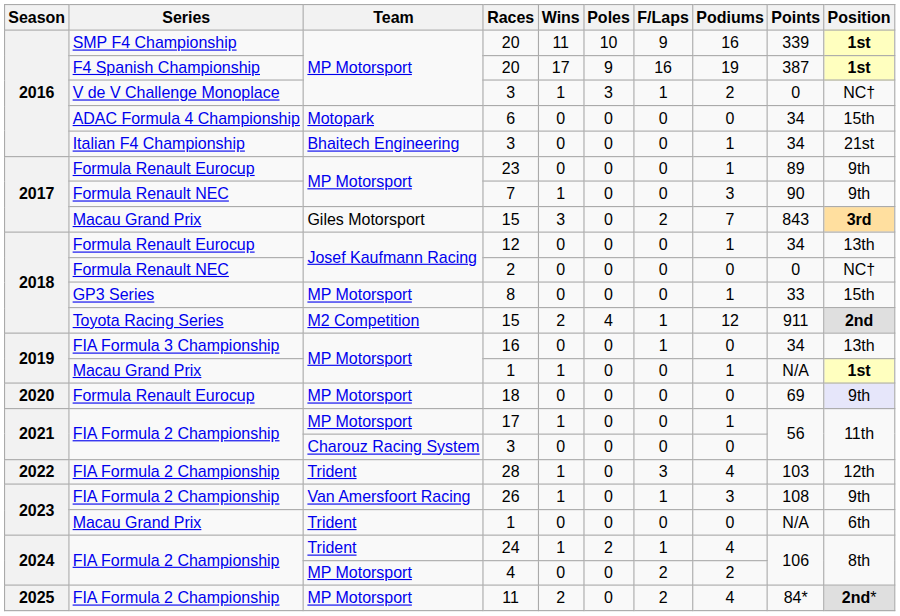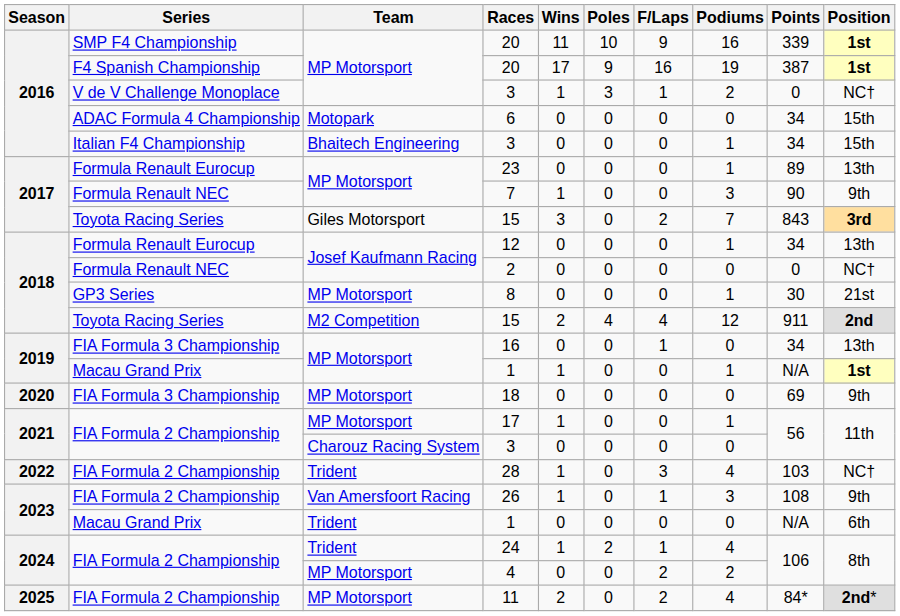(859, 144) 21st -> (859, 144) 15th
(859, 169) 9th -> (859, 169) 13th
(137, 220) Macau Grand Prix -> (148, 220) Toyota Racing Series
(796, 295) 33 -> (796, 295) 30
(859, 295) 15th -> (859, 295) 21st
(663, 321) 1 -> (663, 321) 4
(164, 396) Formula Renault Eurocup -> (176, 396) FIA Formula 3 Championship
(859, 396) lavender background -> (859, 396) no background
(859, 472) 12th -> (859, 472) NC†
